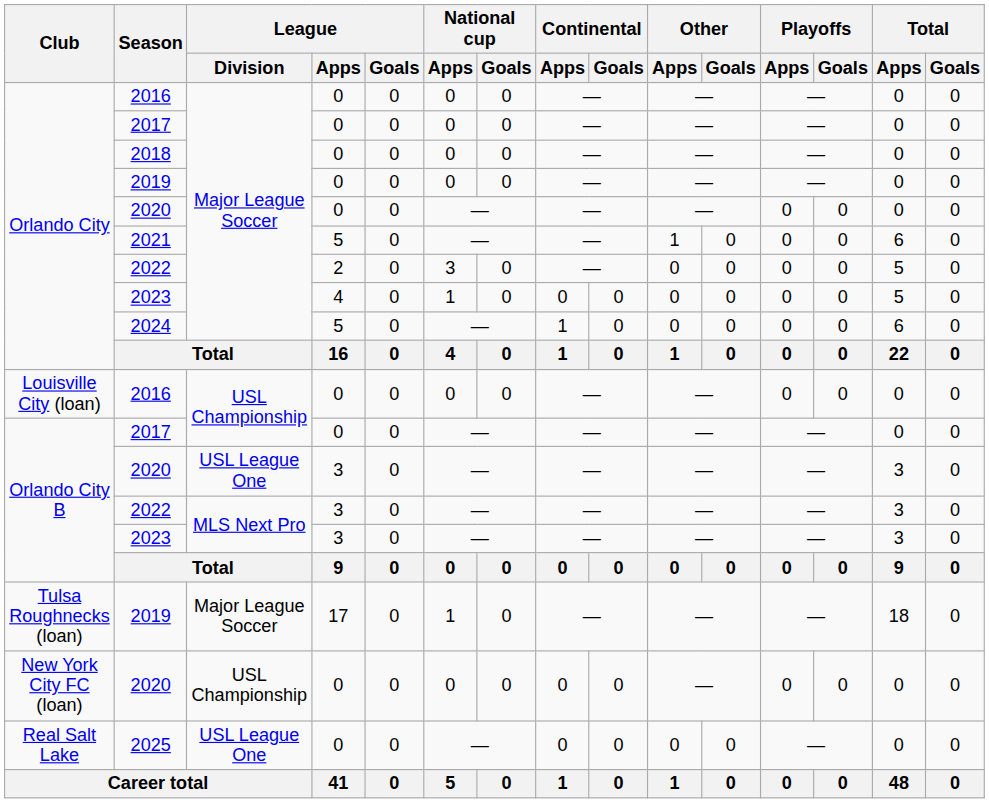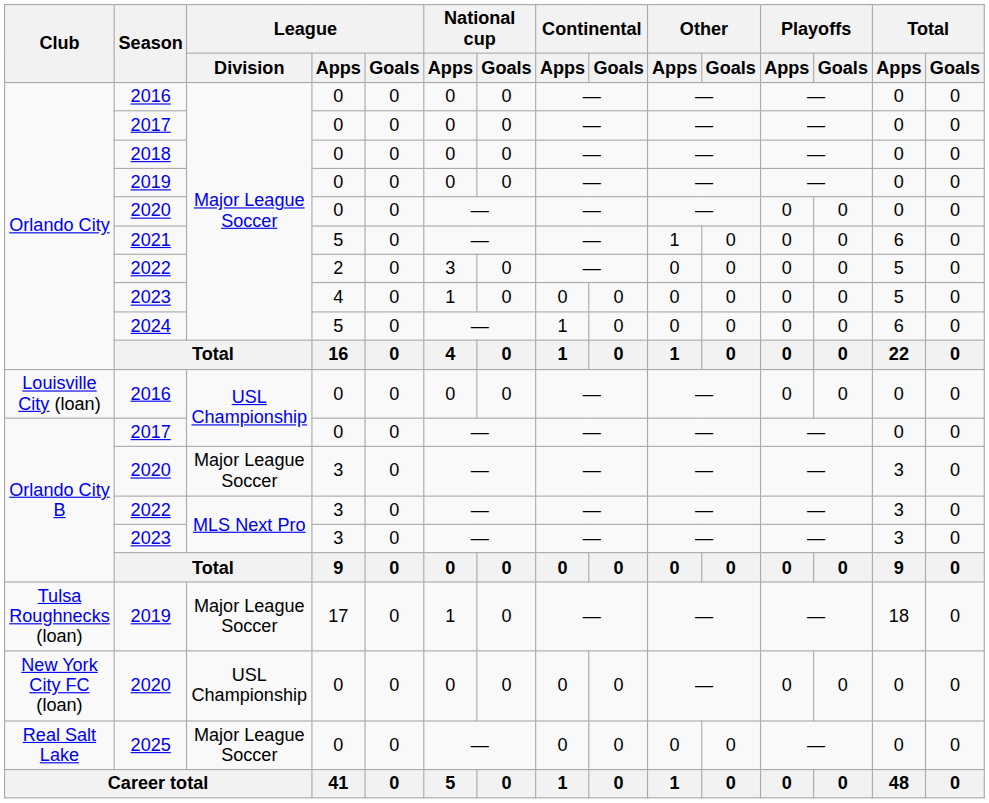(249, 471) USL League One -> (249, 471) Major League Soccer
(249, 744) USL League One -> (249, 744) Major League Soccer
